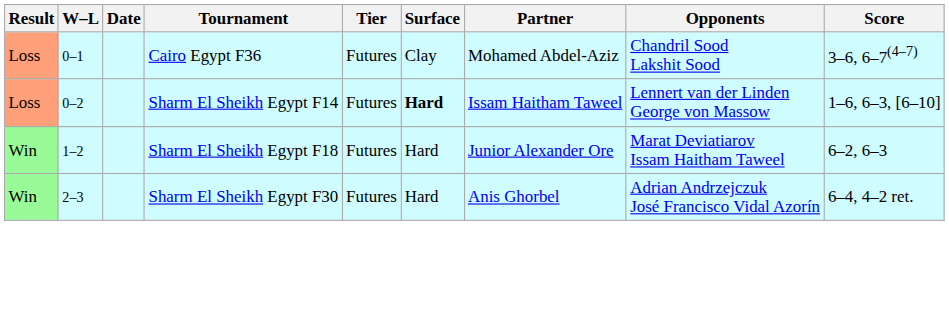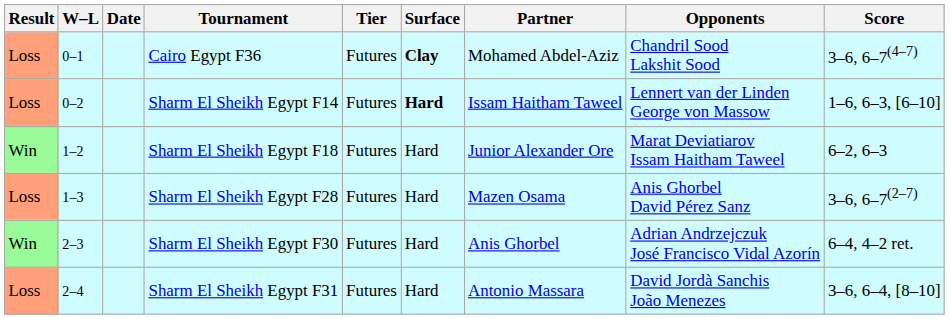(421, 55) normal -> (422, 55) bold
+ row: (243, 196)
+ row: (243, 290)
